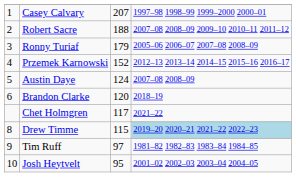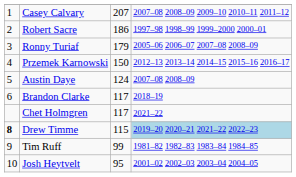(200, 12) 1997–98 1998–99 1999–2000 2000–01 -> (211, 12) 2007–08 2008–09 2009–10 2010–11 2011–12
(121, 29) 188 -> (121, 29) 186
(211, 29) 2007–08 2008–09 2009–10 2010–11 2011–12 -> (200, 29) 1997–98 1998–99 1999–2000 2000–01
(121, 63) 152 -> (121, 63) 150
(121, 96) 120 -> (121, 96) 117
(9, 130) normal -> (9, 130) bold
(118, 146) 97 -> (118, 146) 99
